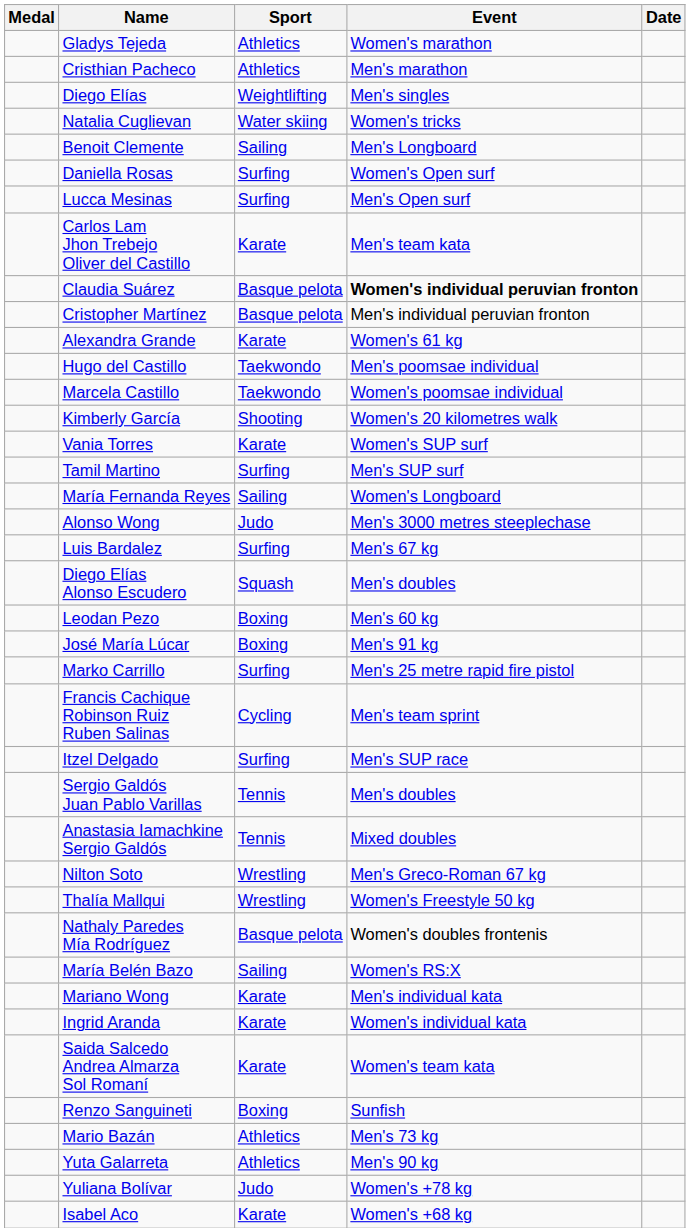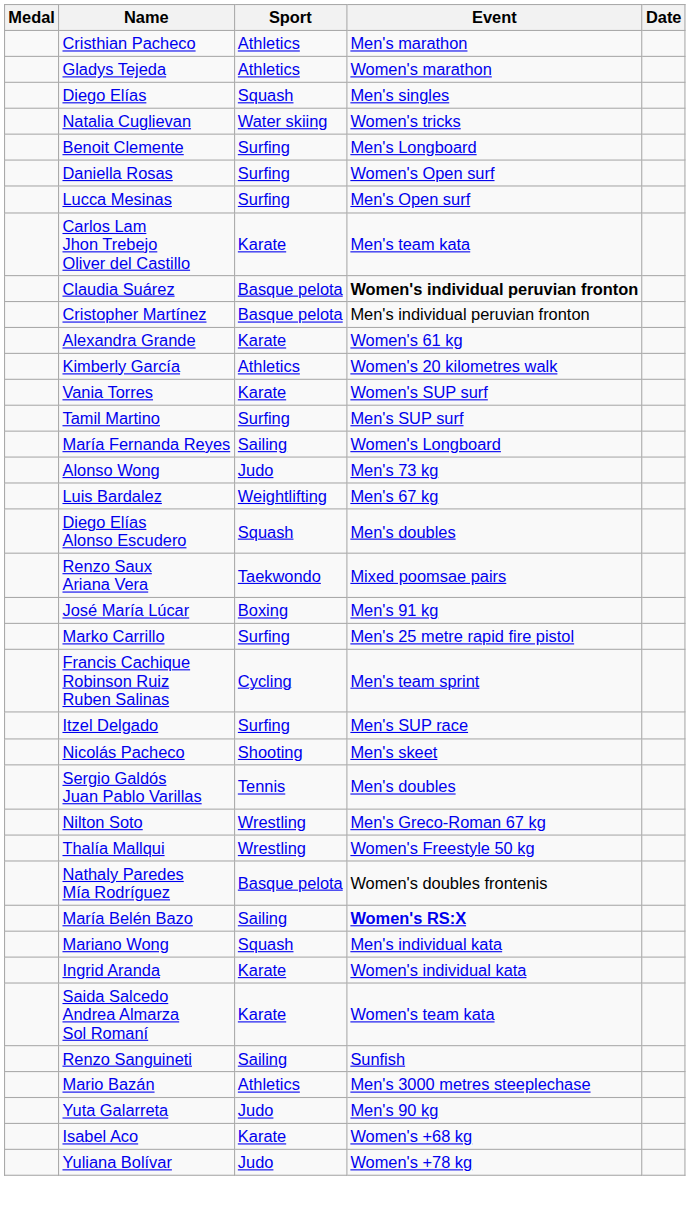rows swapped: (114, 44) <-> (129, 70)
(282, 96) Weightlifting -> (266, 96) Squash
(262, 148) Sailing -> (264, 148) Surfing
- row: (124, 366)
- row: (121, 392)
(270, 418) Shooting -> (269, 366) Athletics
(470, 522) Men's 3000 metres steeplechase -> (394, 470) Men's 73 kg
(264, 548) Surfing -> (282, 496) Weightlifting
+ row: (107, 576)
- row: (111, 619)
+ row: (124, 752)
- row: (143, 839)
(406, 970) normal -> (408, 918) bold
(262, 996) Karate -> (266, 944) Squash
(263, 1111) Boxing -> (262, 1059) Sailing
(394, 1137) Men's 73 kg -> (470, 1085) Men's 3000 metres steeplechase
(269, 1163) Athletics -> (256, 1111) Judo
rows swapped: (100, 1215) <-> (117, 1189)
